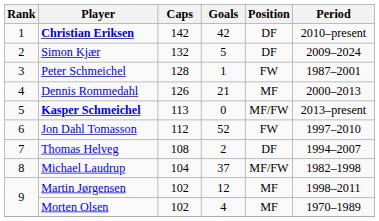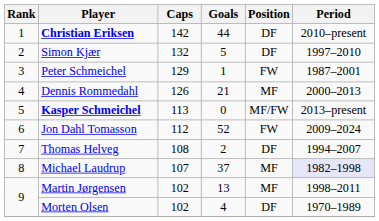(223, 33) 42 -> (223, 33) 44
(333, 52) 2009–2024 -> (333, 52) 1997–2010
(180, 71) 128 -> (180, 71) 129
(333, 129) 1997–2010 -> (333, 129) 2009–2024
(180, 168) 104 -> (180, 168) 107
(269, 168) MF/FW -> (269, 168) MF
(333, 168) no background -> (333, 168) lavender background
(223, 187) 12 -> (223, 187) 13
(269, 206) MF -> (269, 206) DF
